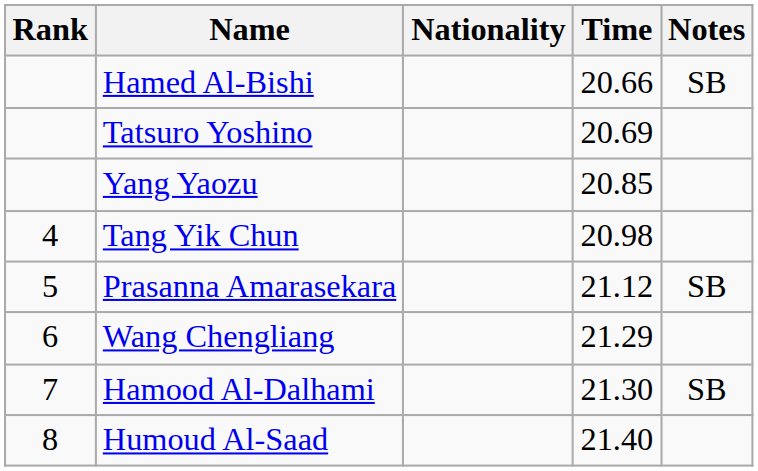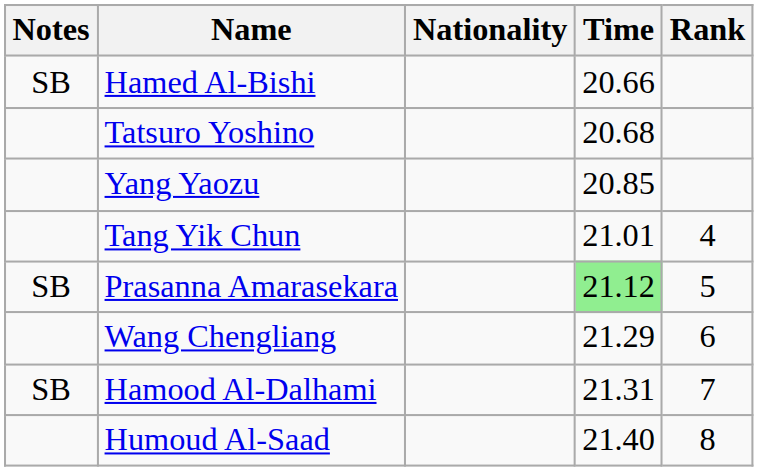columns swapped: (50, 30) <-> (707, 30)
(617, 132) 20.69 -> (619, 132) 20.68
(617, 235) 20.98 -> (619, 235) 21.01
(617, 286) no background -> (619, 286) lightgreen background
(617, 388) 21.30 -> (619, 388) 21.31
